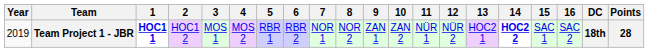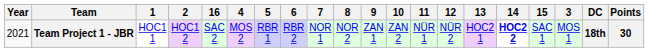columns swapped: (215, 12) <-> (570, 12)
(18, 33) 2019 -> (18, 33) 2021
(153, 33) bold -> (153, 33) normal
(626, 33) 28 -> (626, 33) 30
